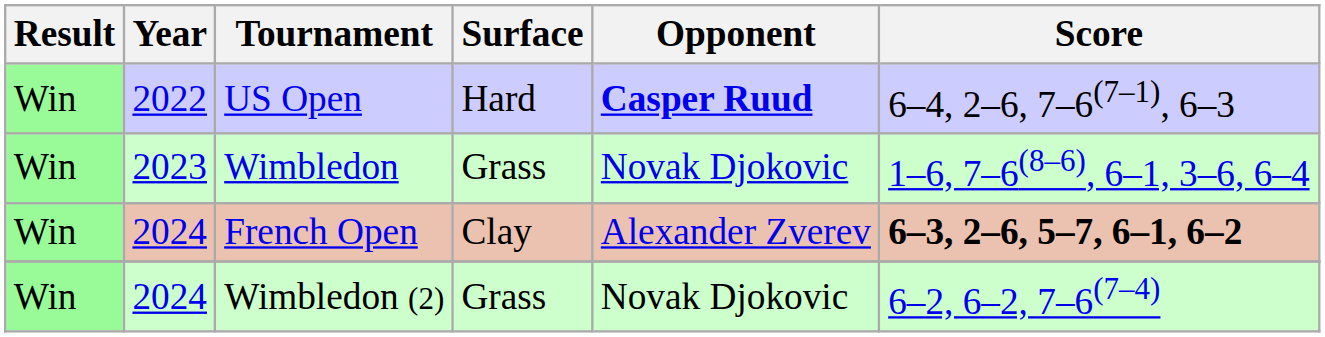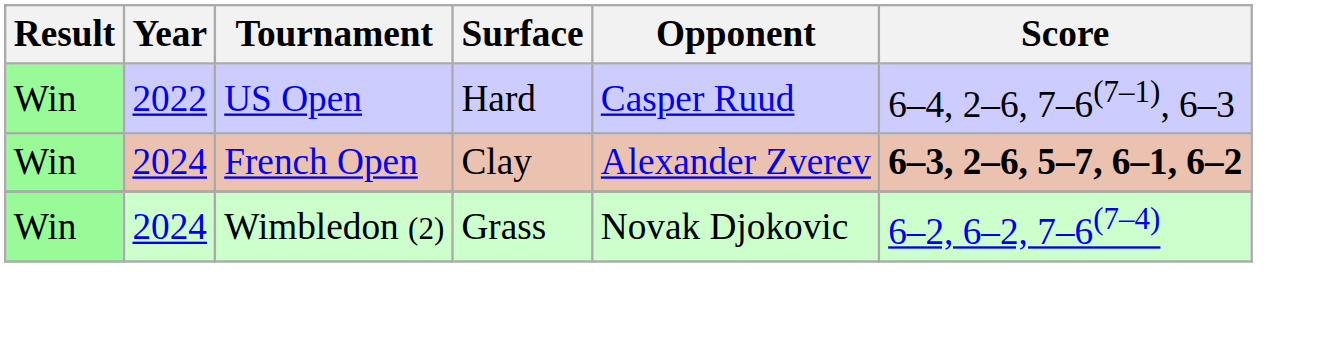(707, 98) bold -> (698, 98) normal
- row: (311, 167)
